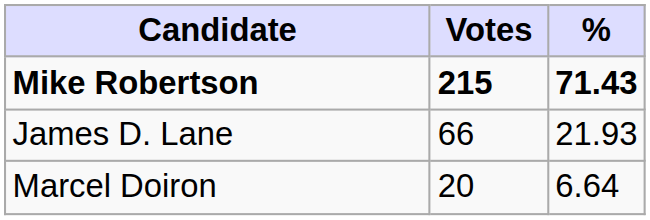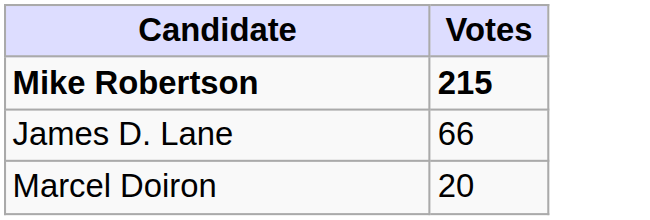- column: (596, 30)
